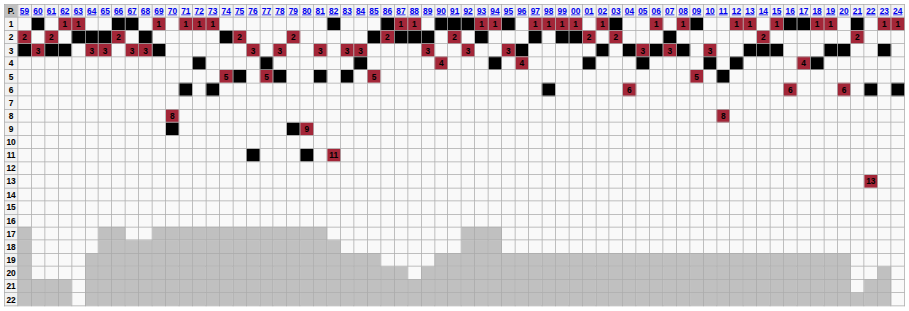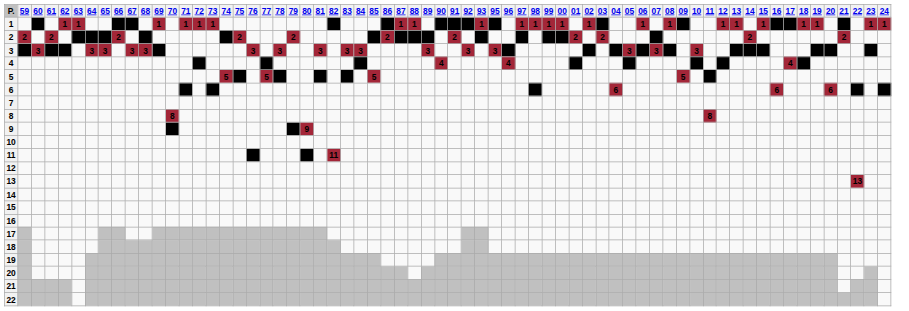- column: (495, 11)
